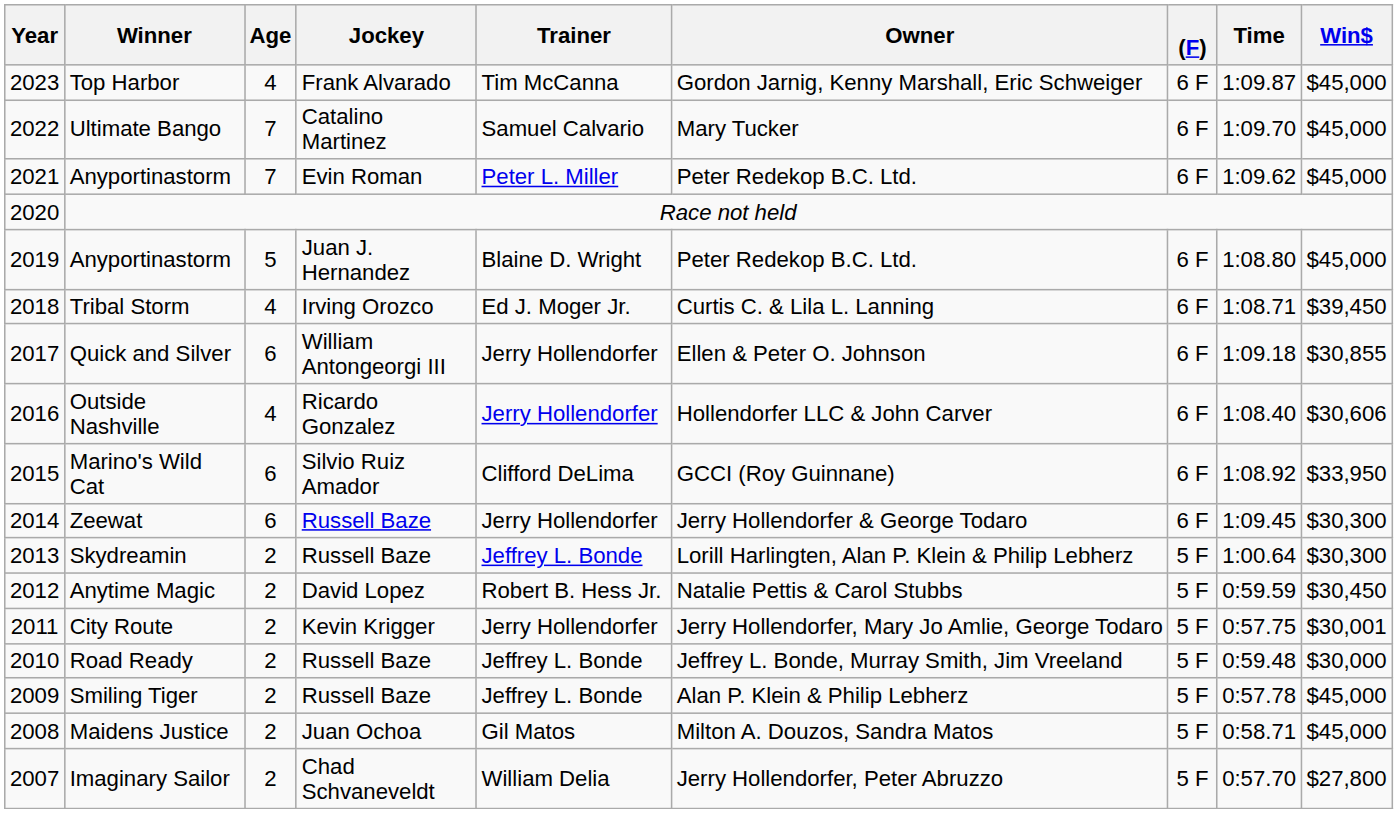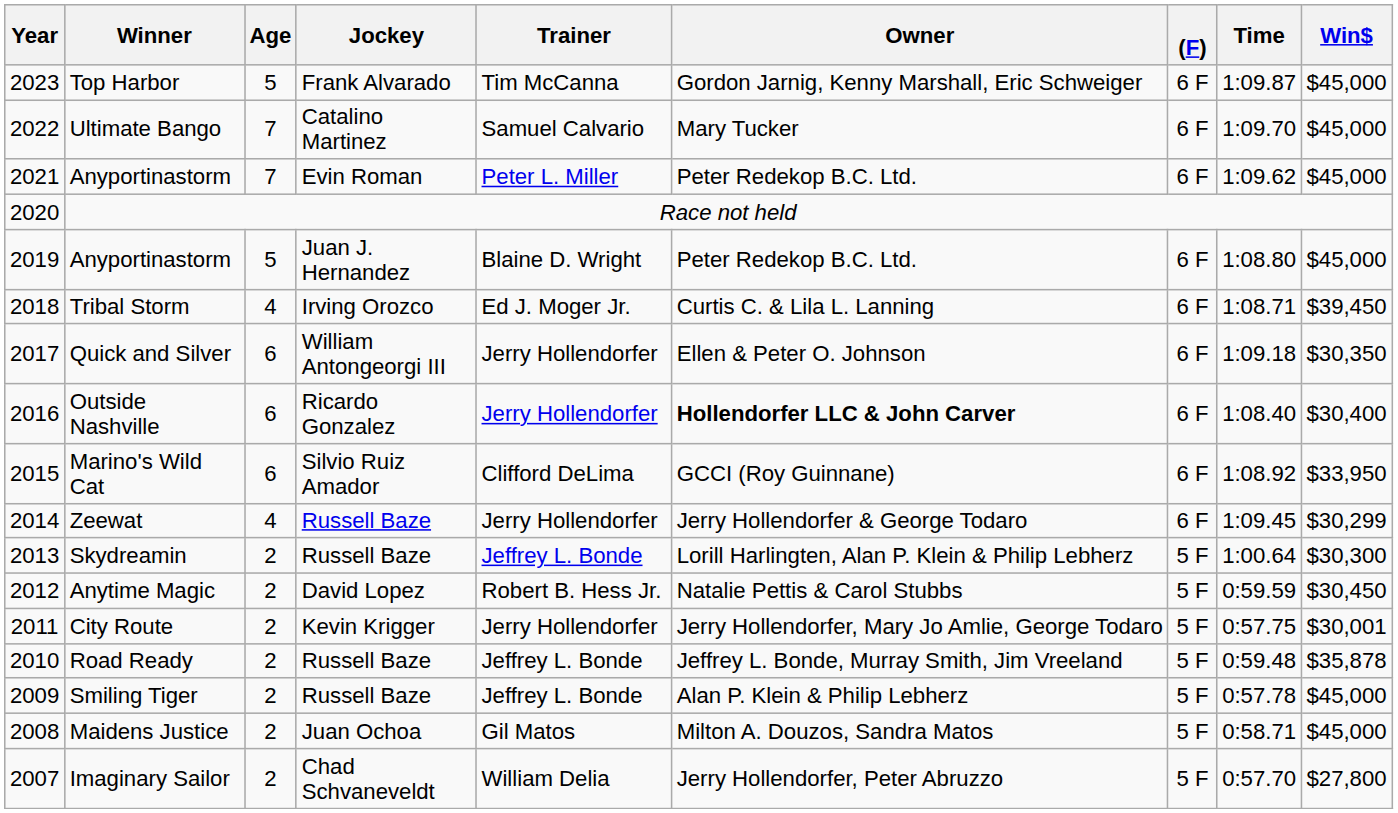(270, 82) 4 -> (270, 82) 5
(1347, 354) $30,855 -> (1347, 354) $30,350
(270, 414) 4 -> (270, 414) 6
(834, 414) normal -> (846, 414) bold
(1347, 414) $30,606 -> (1347, 414) $30,400
(270, 521) 6 -> (270, 521) 4
(1347, 521) $30,300 -> (1347, 521) $30,299
(1347, 661) $30,000 -> (1347, 661) $35,878
